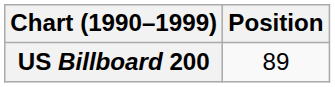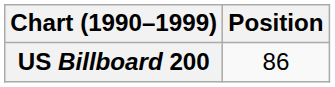(276, 61) 89 -> (276, 61) 86
